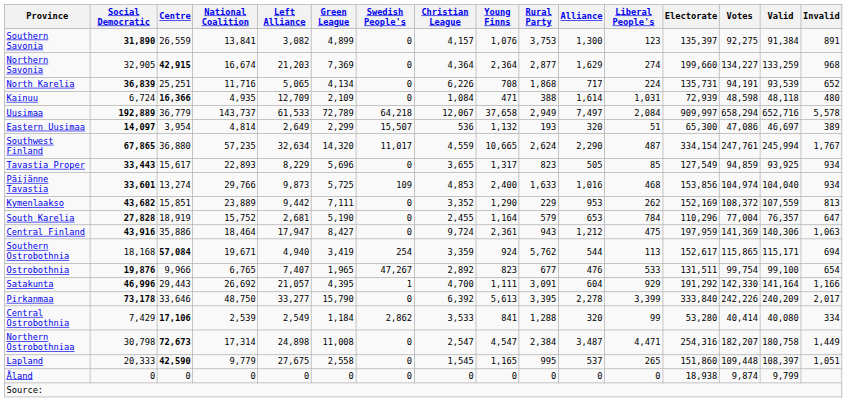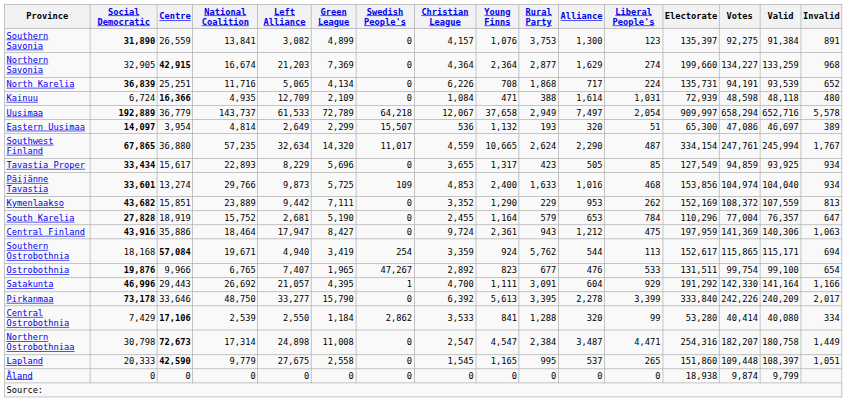(647, 113) 2,084 -> (647, 113) 2,054
(139, 165) 33,443 -> (139, 165) 33,434
(548, 165) 823 -> (548, 165) 423
(296, 318) 2,549 -> (296, 318) 2,550
